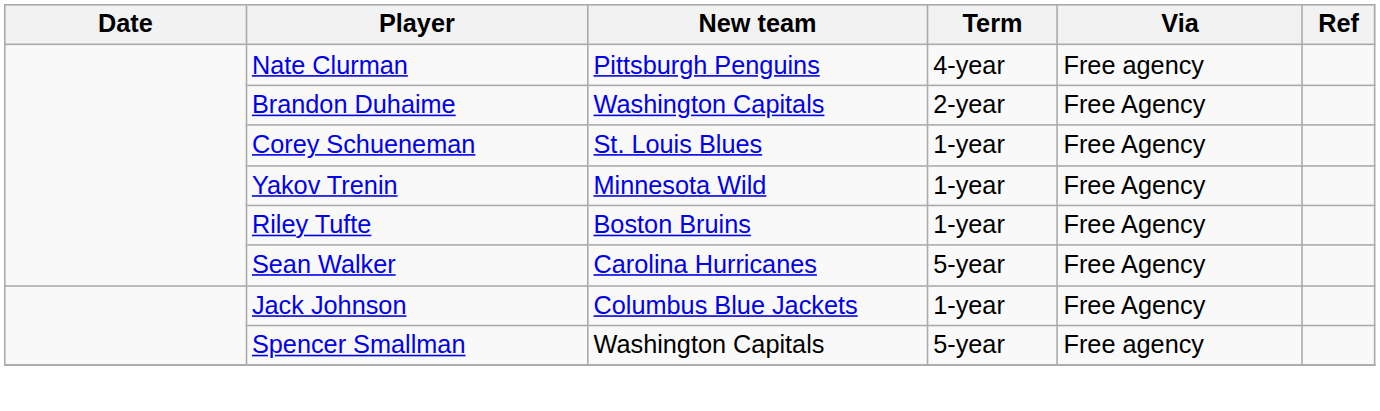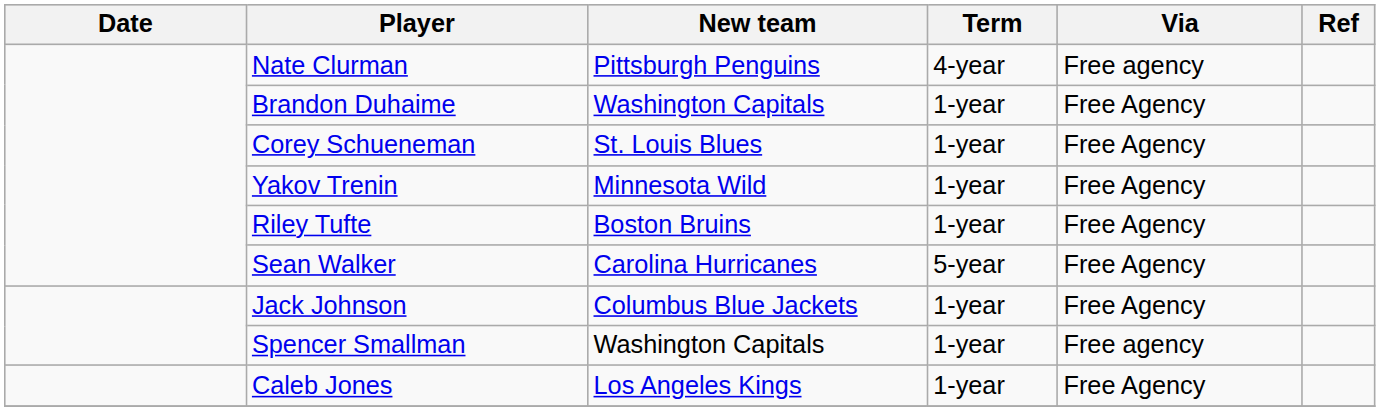(969, 104) 2-year -> (969, 104) 1-year
(969, 345) 5-year -> (969, 345) 1-year
+ row: (322, 385)
